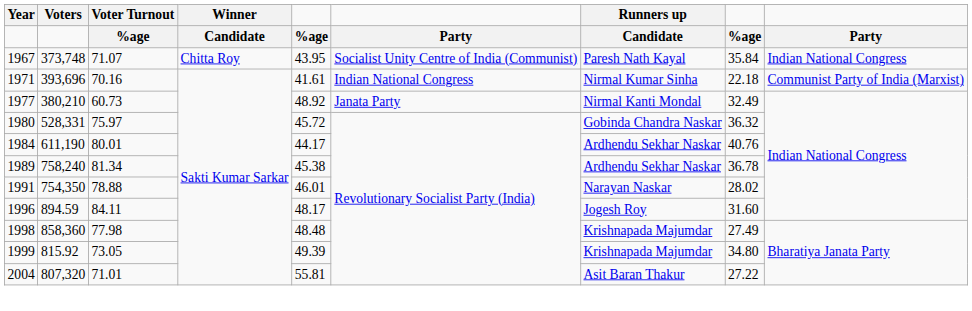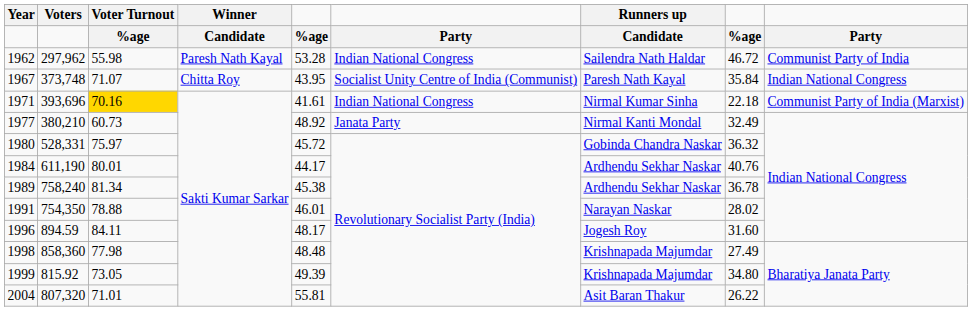+ row: (21, 58)
(107, 79) no background -> (107, 101) gold background
(743, 274) 27.22 -> (743, 295) 26.22
